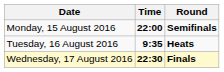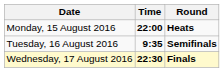(192, 28) Semifinals -> (181, 28) Heats
(181, 43) Heats -> (192, 43) Semifinals
